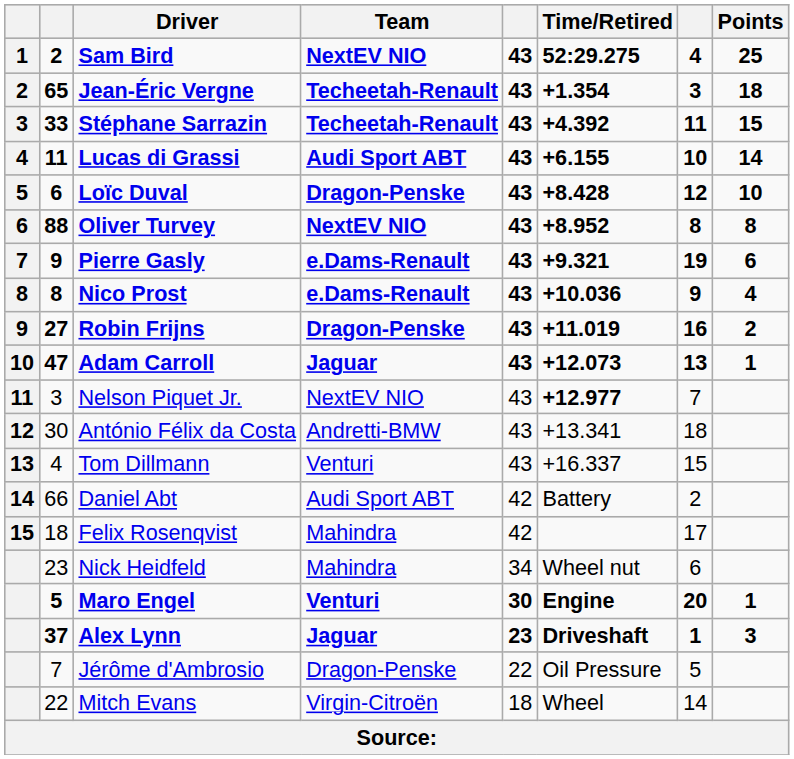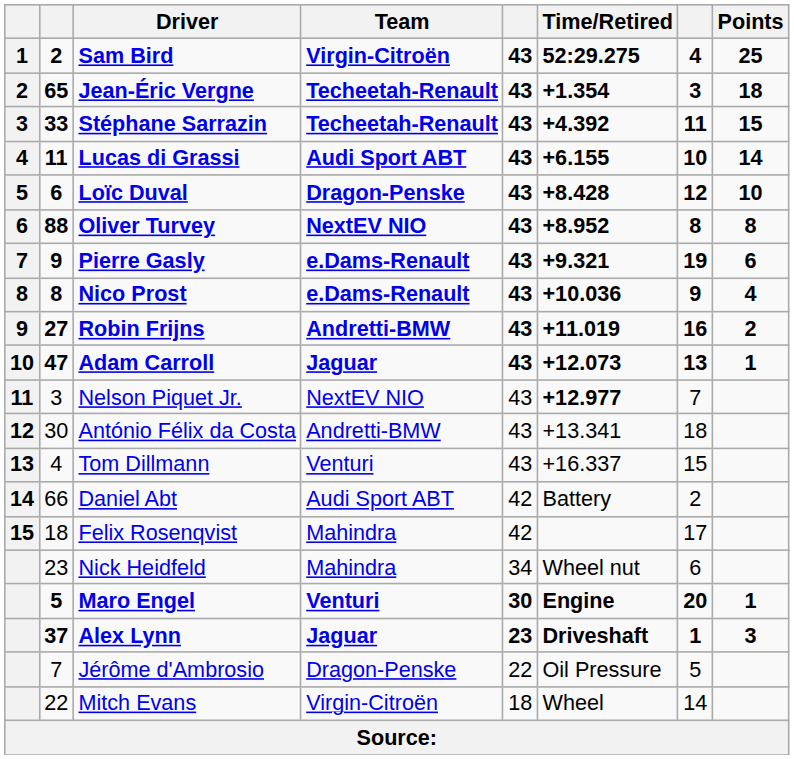(366, 56) NextEV NIO -> (378, 56) Virgin-Citroën
(385, 328) Dragon-Penske -> (378, 328) Andretti-BMW
